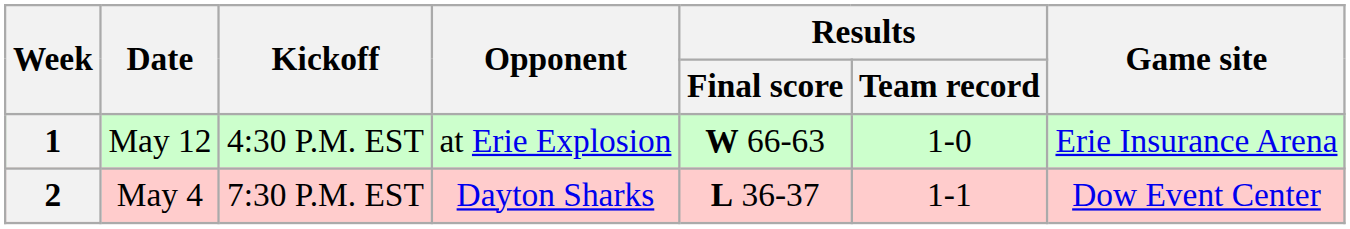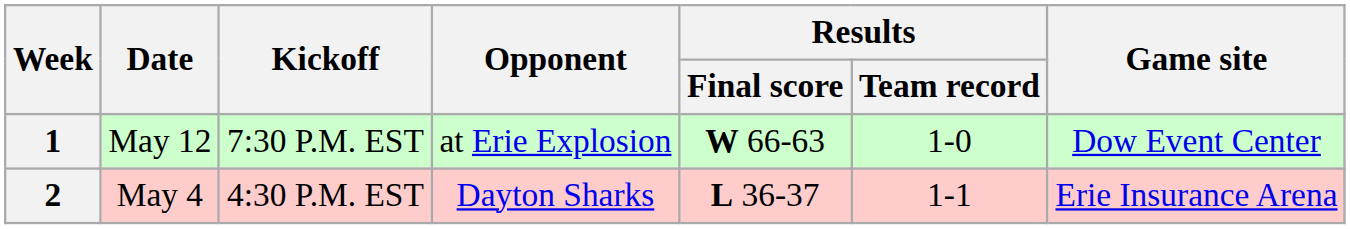(325, 139) 4:30 P.M. EST -> (325, 139) 7:30 P.M. EST
(1196, 139) Erie Insurance Arena -> (1196, 139) Dow Event Center
(325, 193) 7:30 P.M. EST -> (325, 193) 4:30 P.M. EST
(1196, 193) Dow Event Center -> (1196, 193) Erie Insurance Arena
